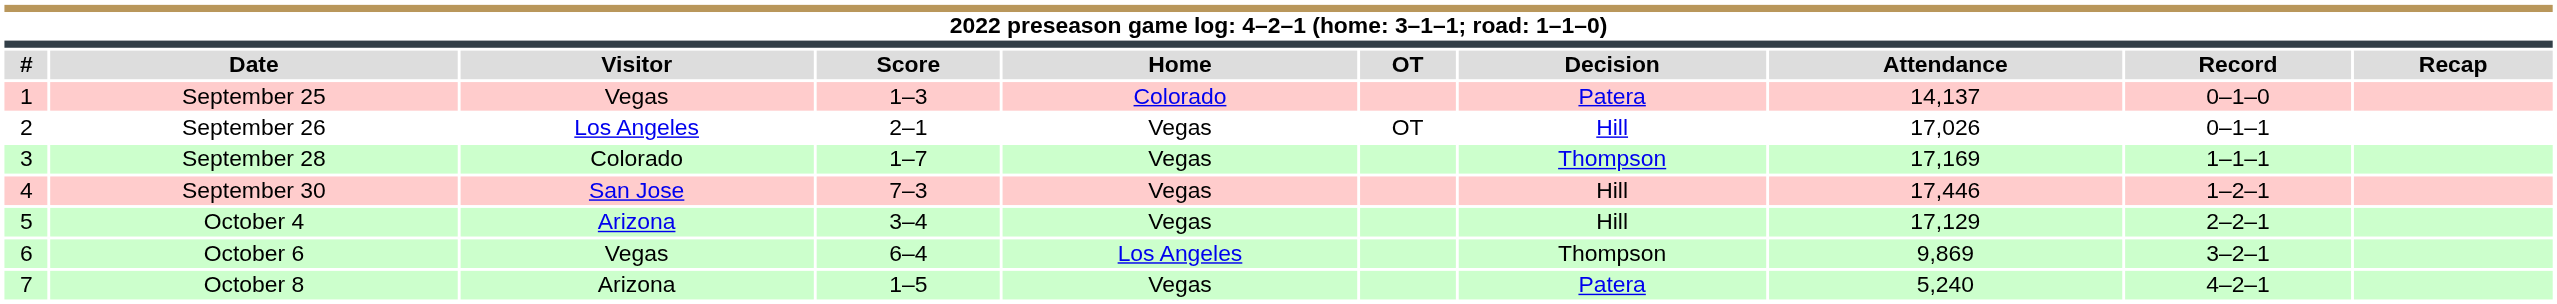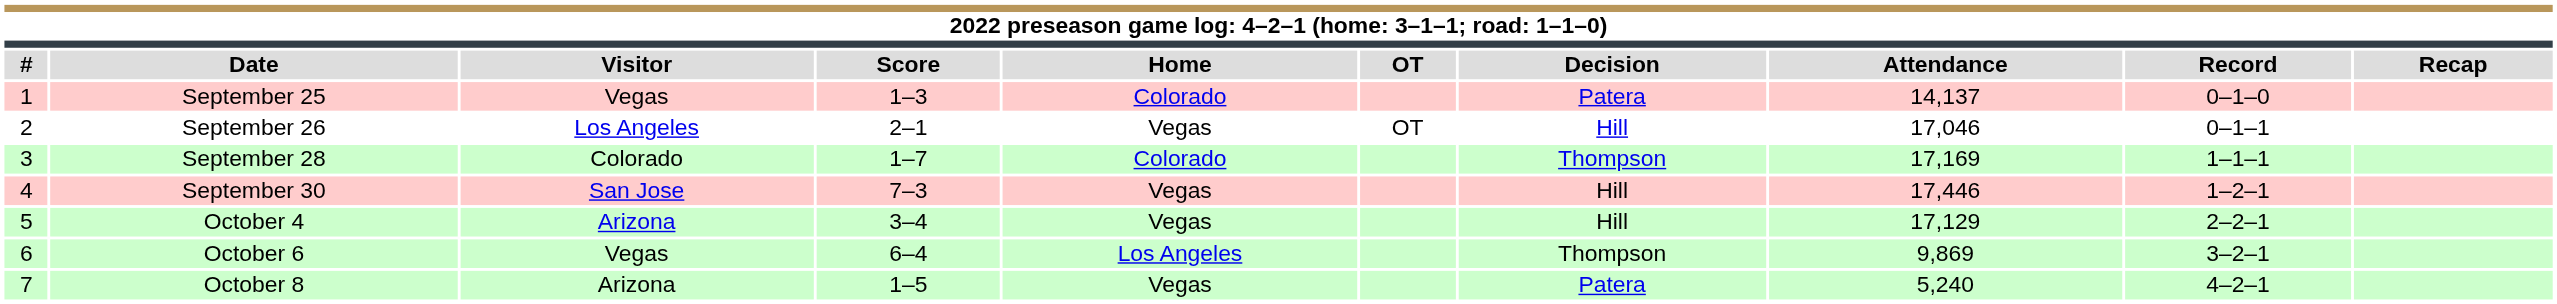(1945, 127) 17,026 -> (1945, 127) 17,046
(1180, 159) Vegas -> (1180, 159) Colorado
